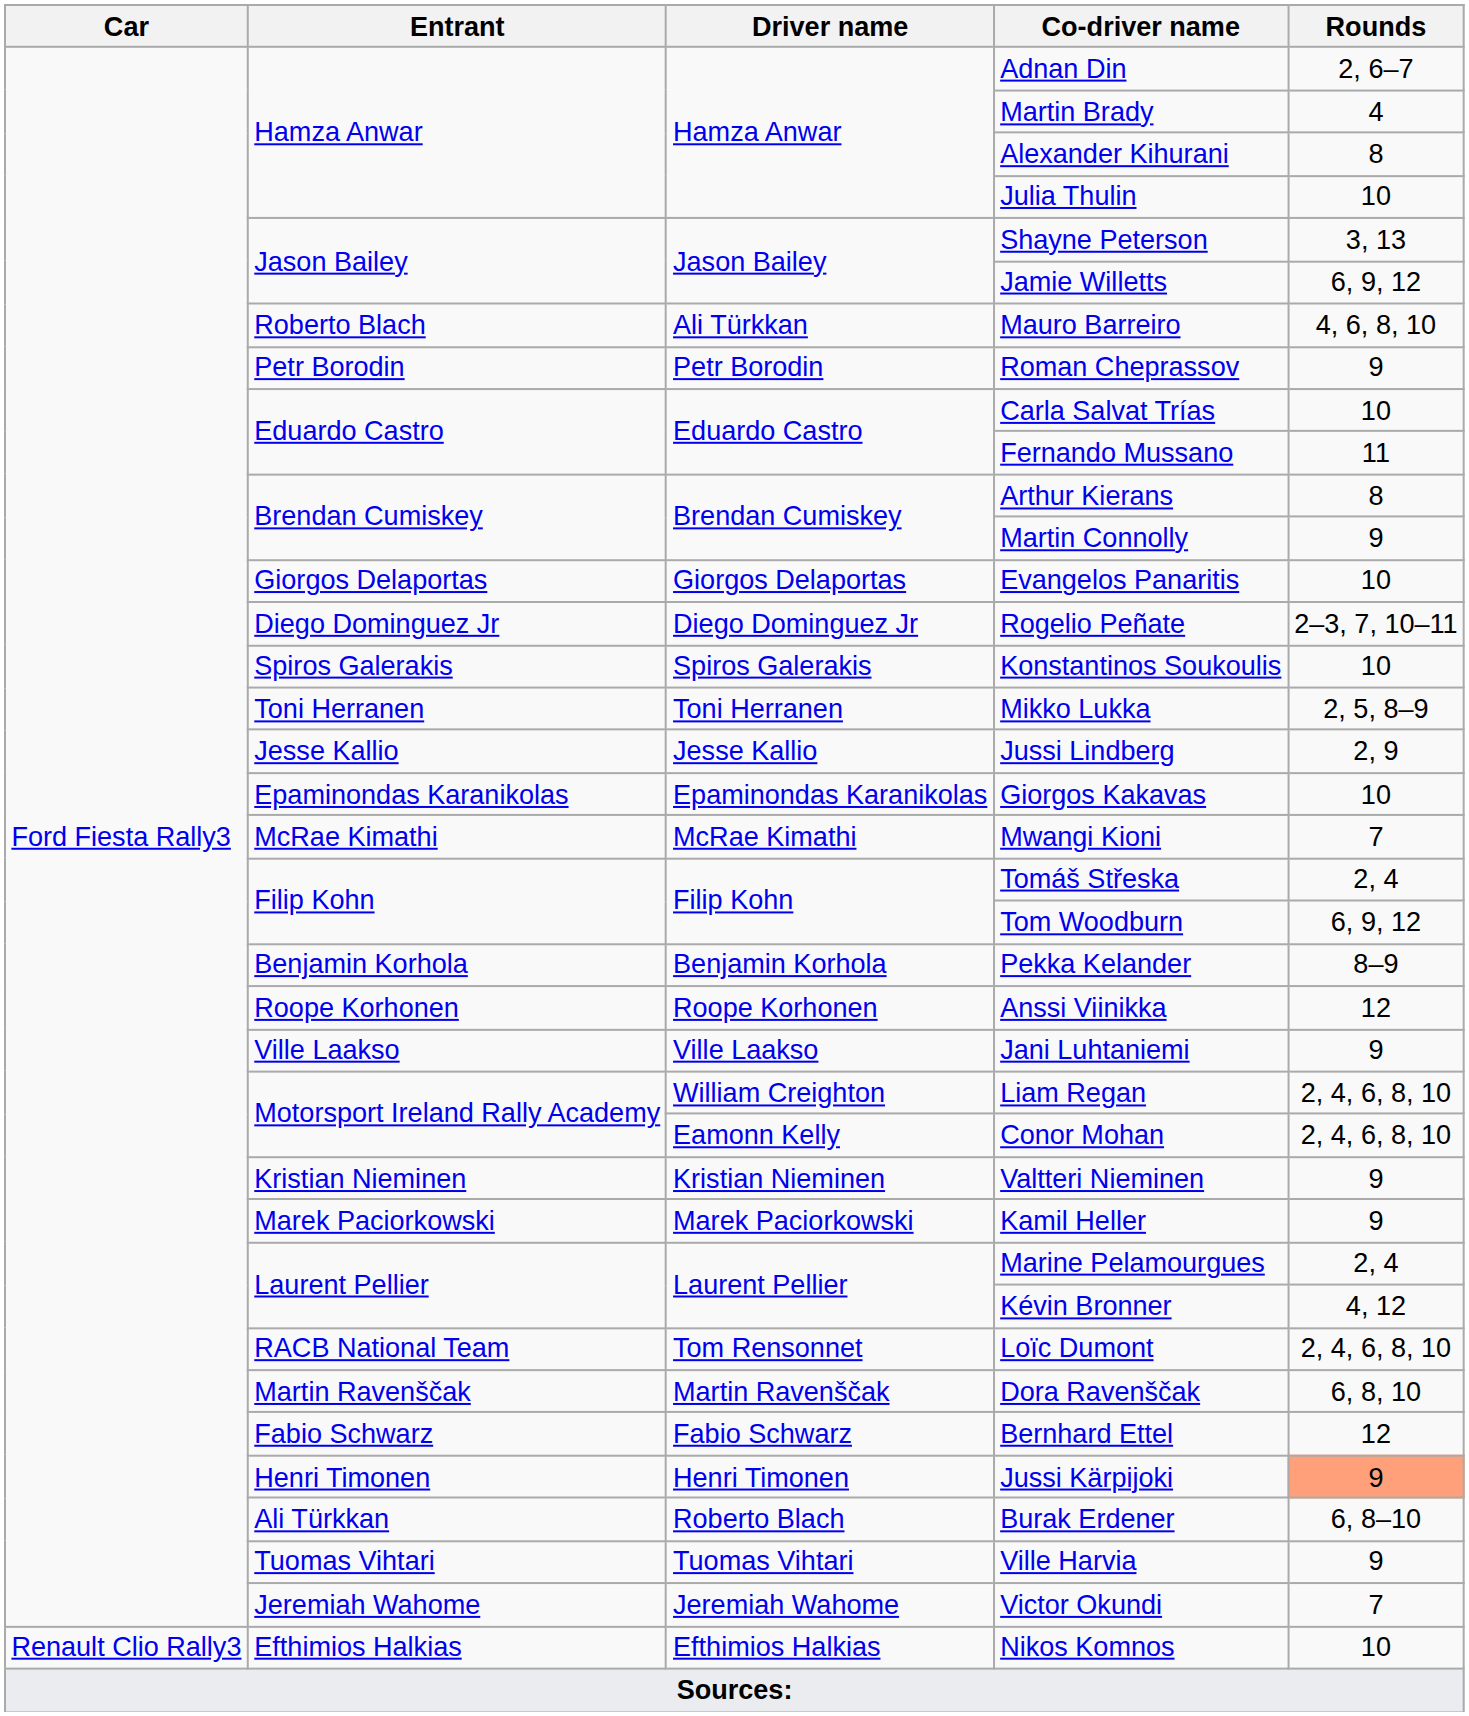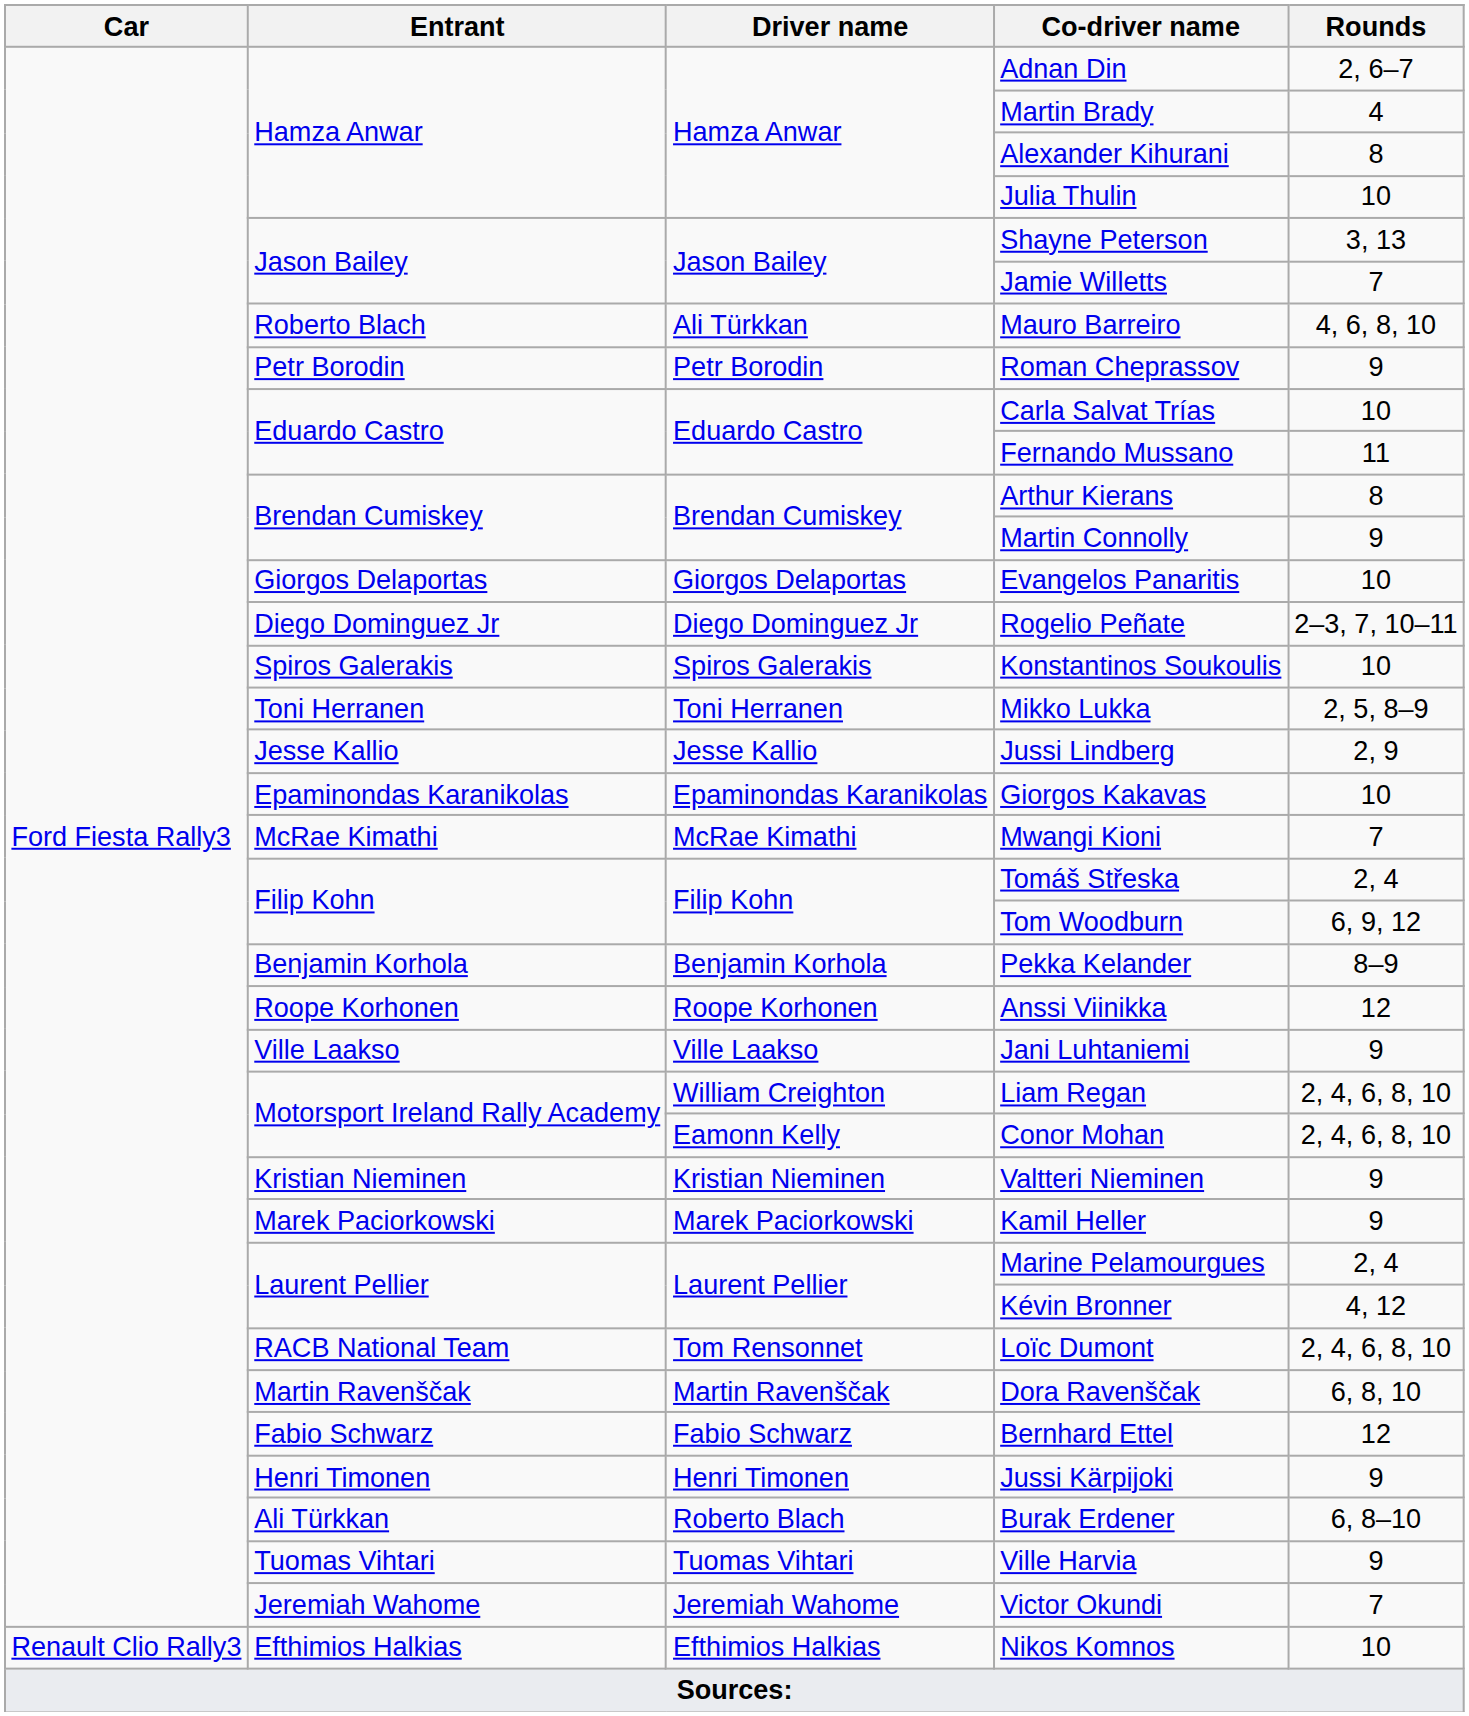(1376, 282) 6, 9, 12 -> (1376, 282) 7
(1376, 1476) lightsalmon background -> (1376, 1476) no background
